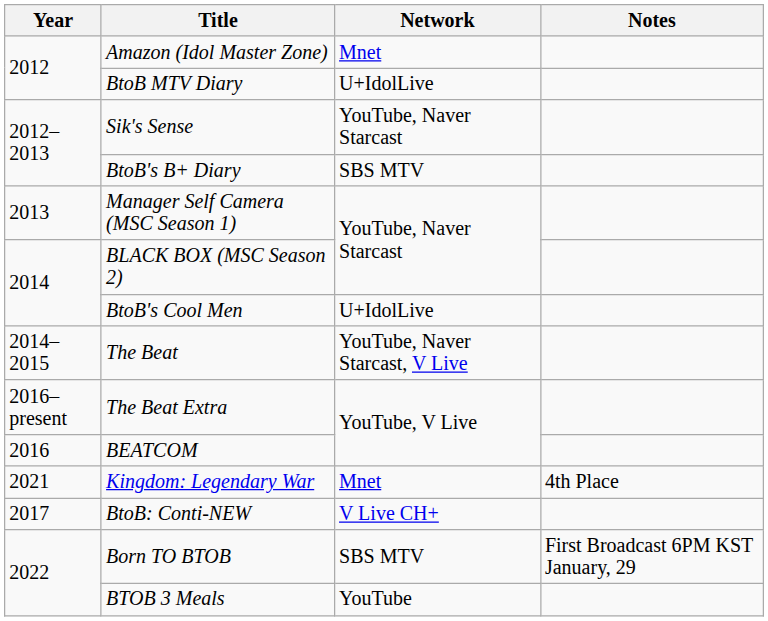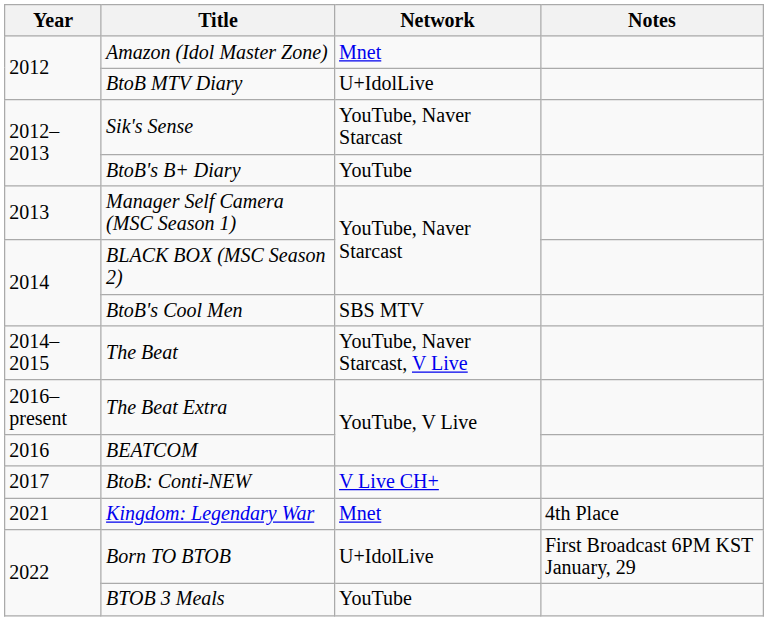(382, 169) SBS MTV -> (375, 169) YouTube
(386, 309) U+IdolLive -> (382, 309) SBS MTV
rows swapped: (210, 481) <-> (179, 513)
(382, 556) SBS MTV -> (386, 556) U+IdolLive
